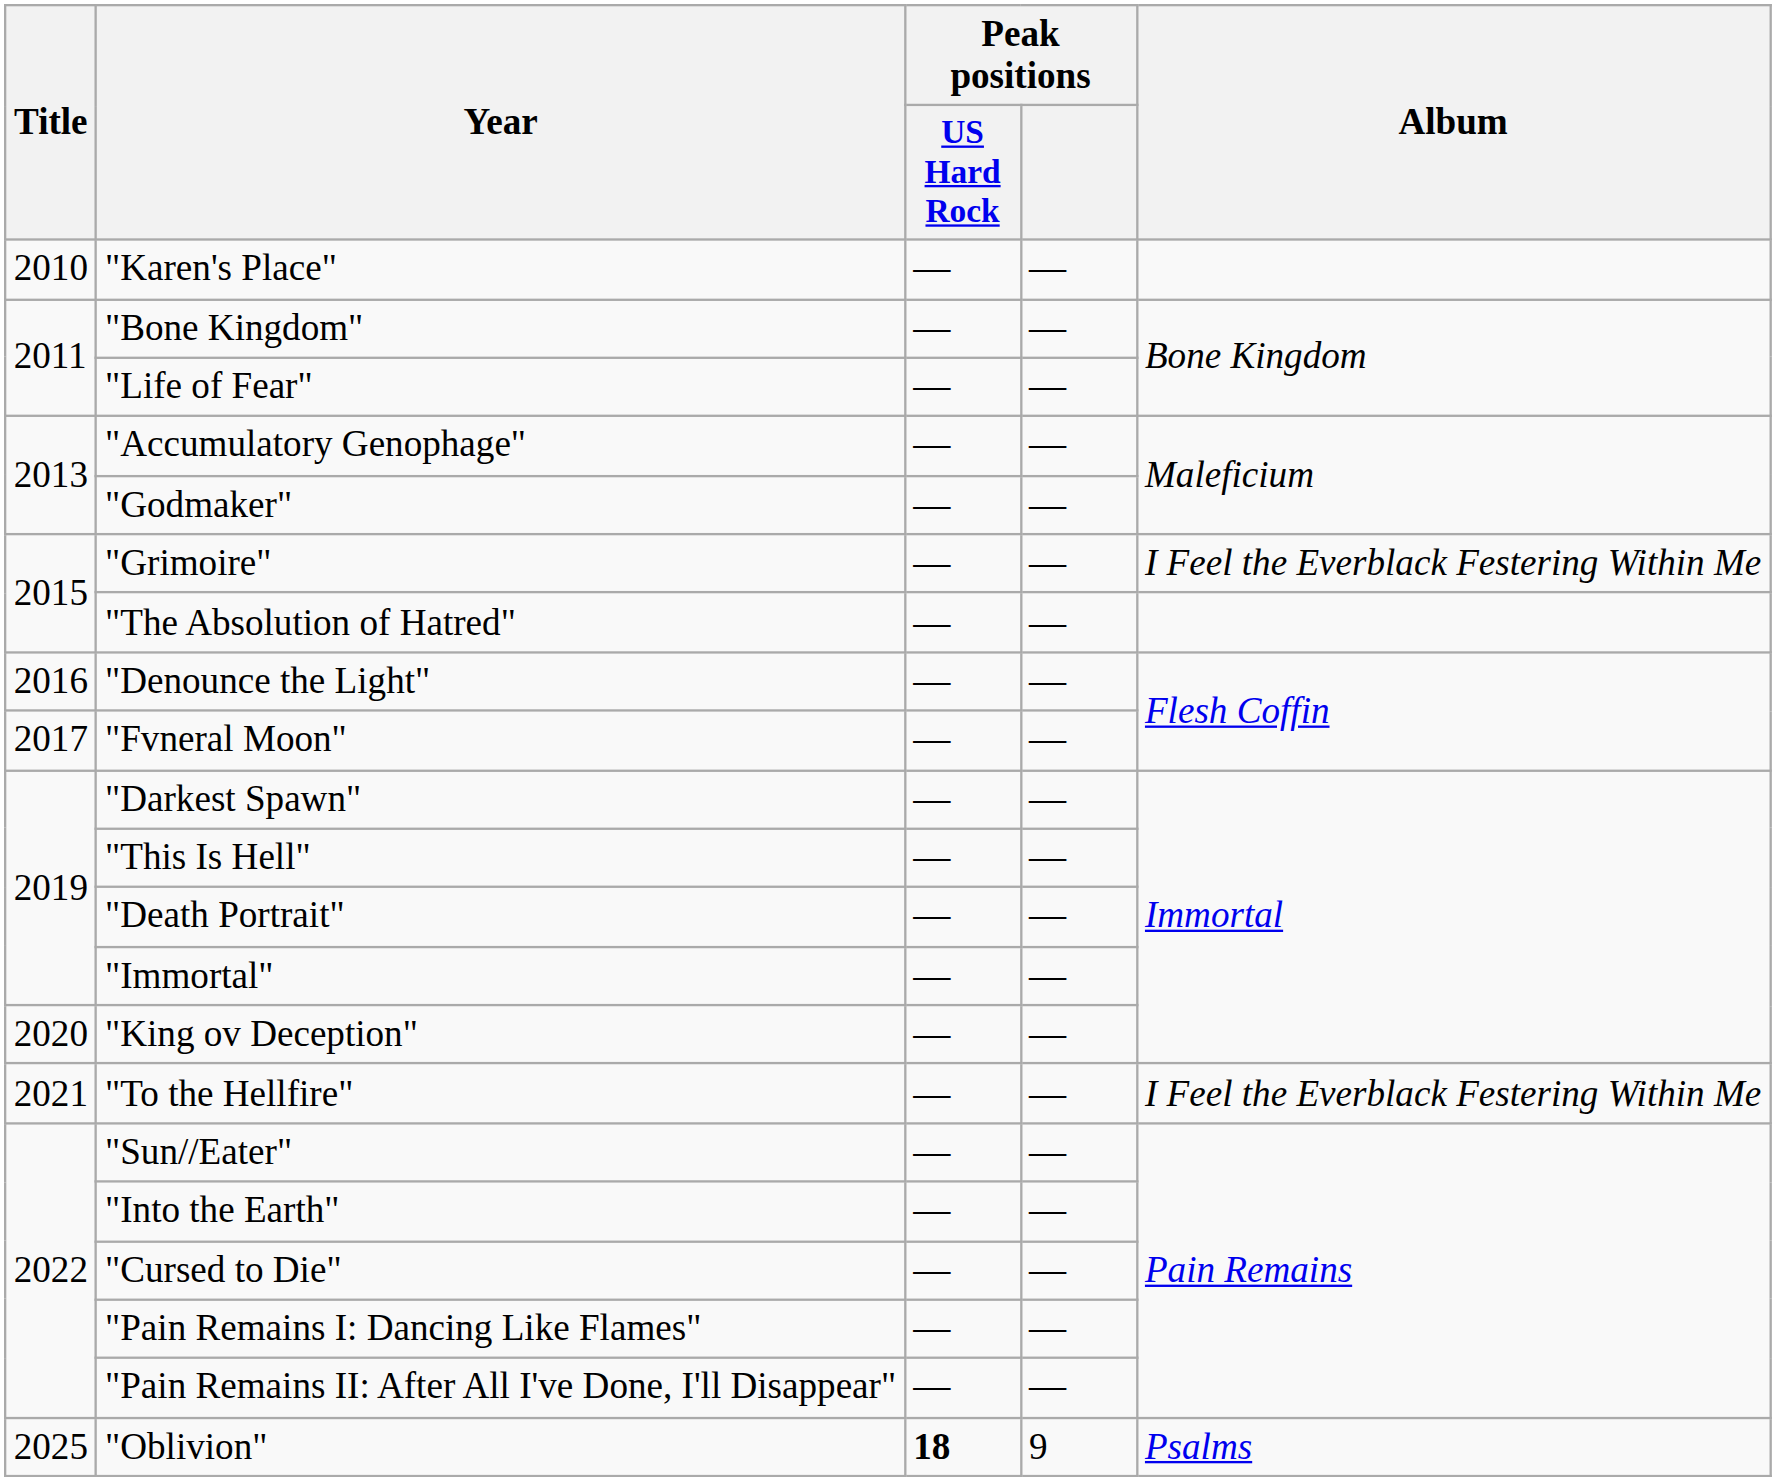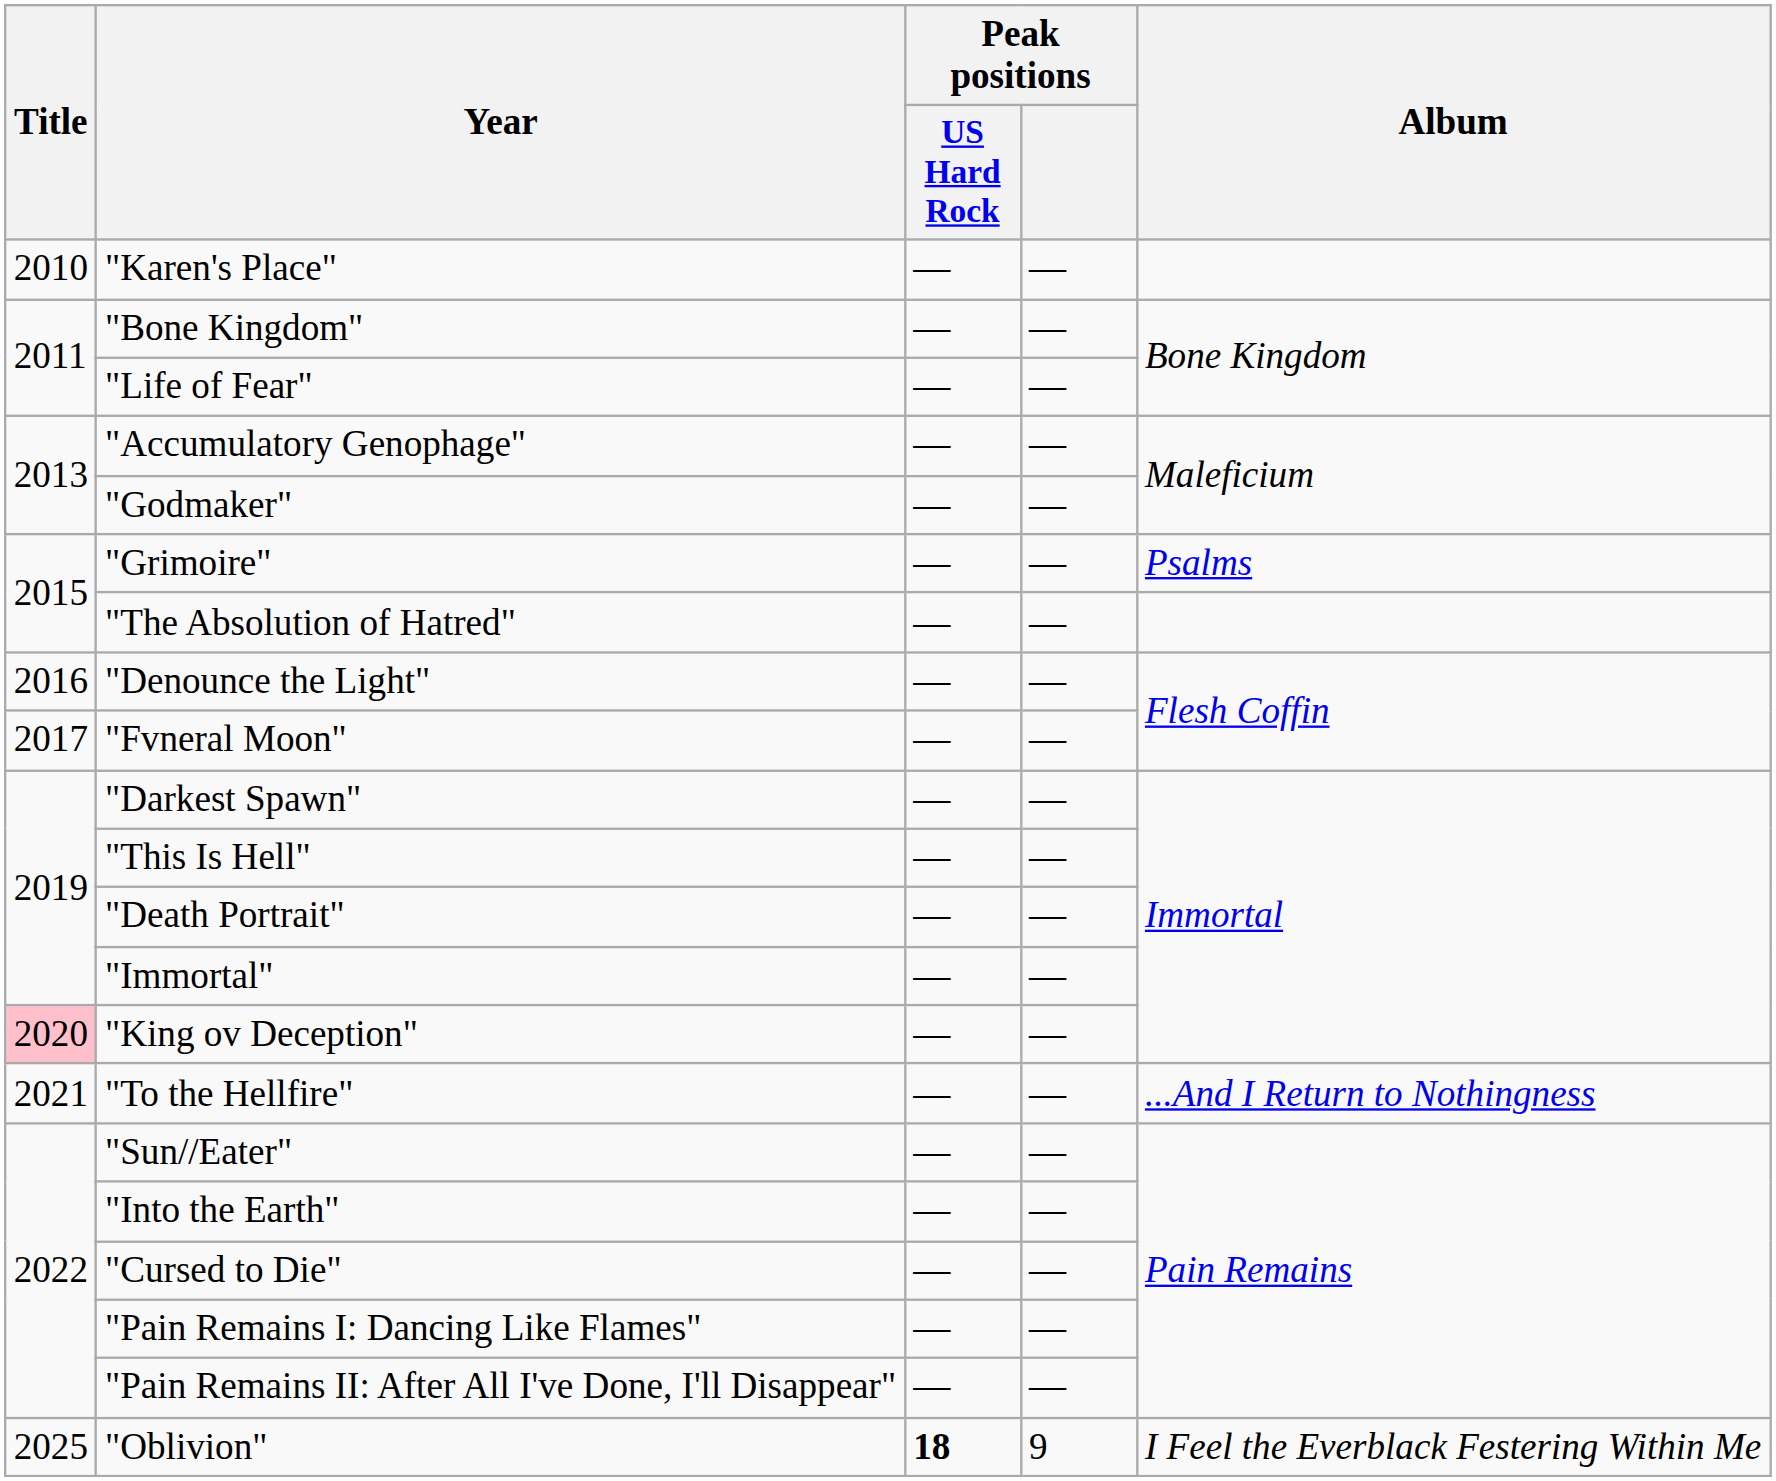(1453, 562) I Feel the Everblack Festering Within Me -> (1199, 562) Psalms
(51, 1033) no background -> (51, 1033) pink background
(1453, 1092) I Feel the Everblack Festering Within Me -> (1370, 1092) ...And I Return to Nothingness
(1199, 1445) Psalms -> (1453, 1445) I Feel the Everblack Festering Within Me
